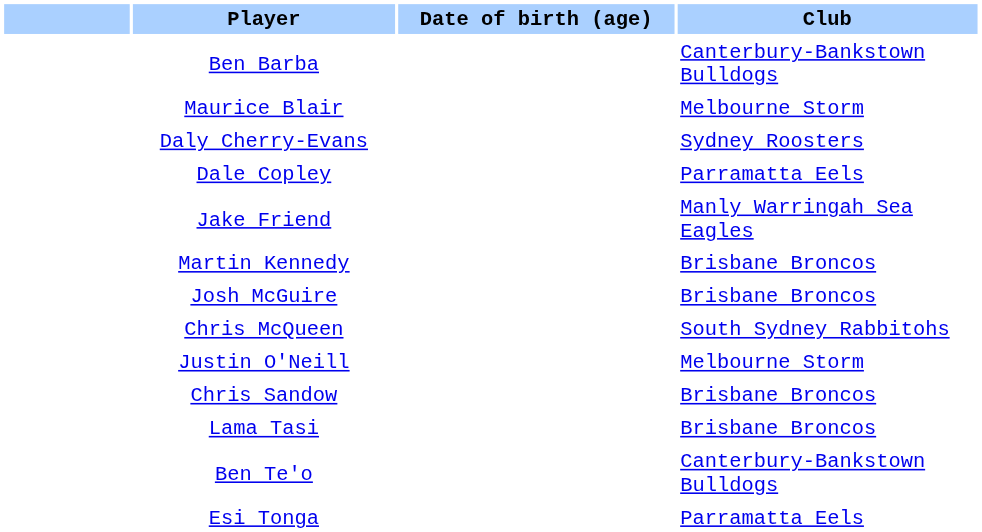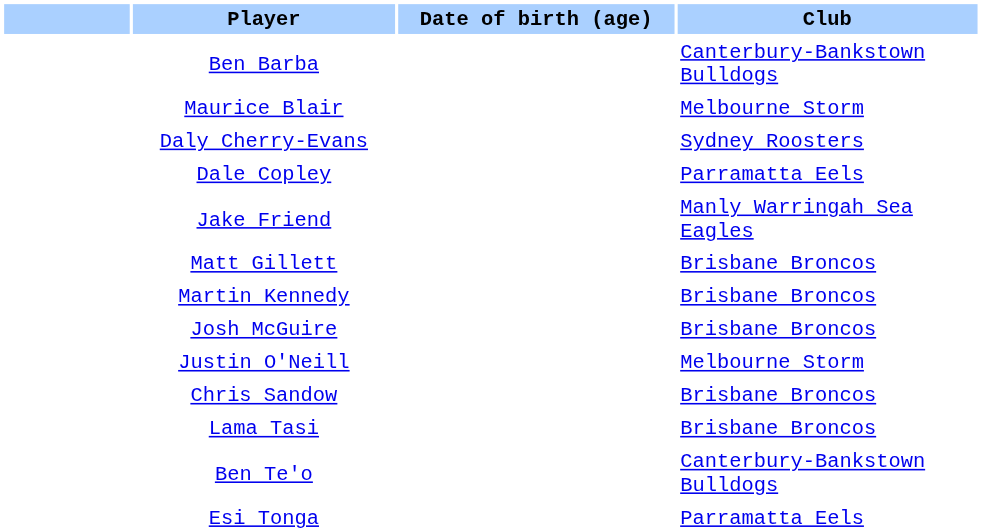+ row: (264, 264)
- row: (264, 330)
